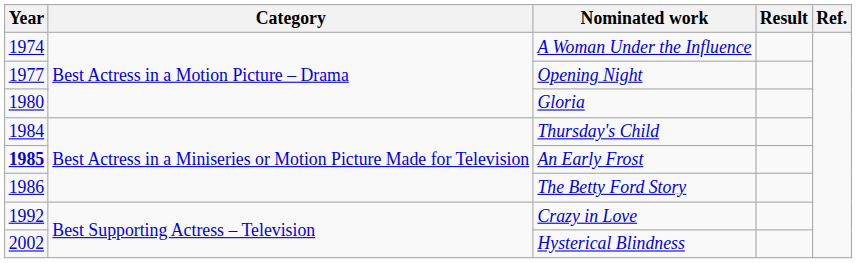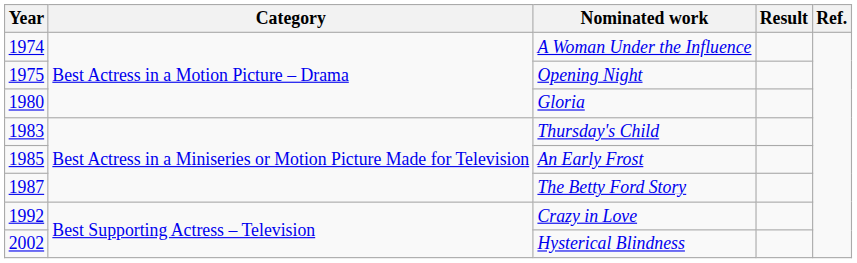(26, 74) 1977 -> (26, 74) 1975
(26, 131) 1984 -> (26, 131) 1983
(26, 159) bold -> (26, 159) normal
(26, 187) 1986 -> (26, 187) 1987
